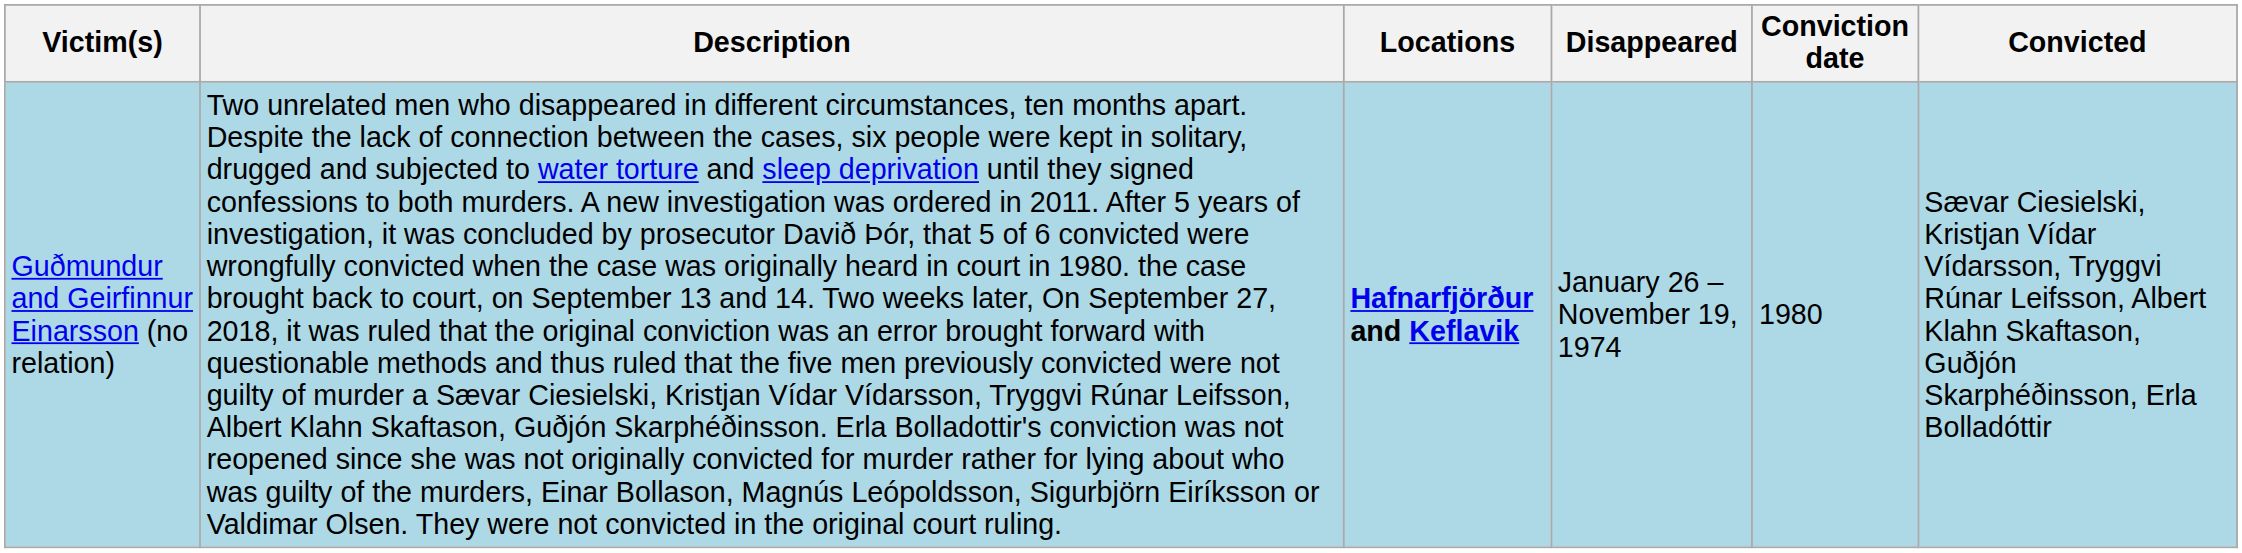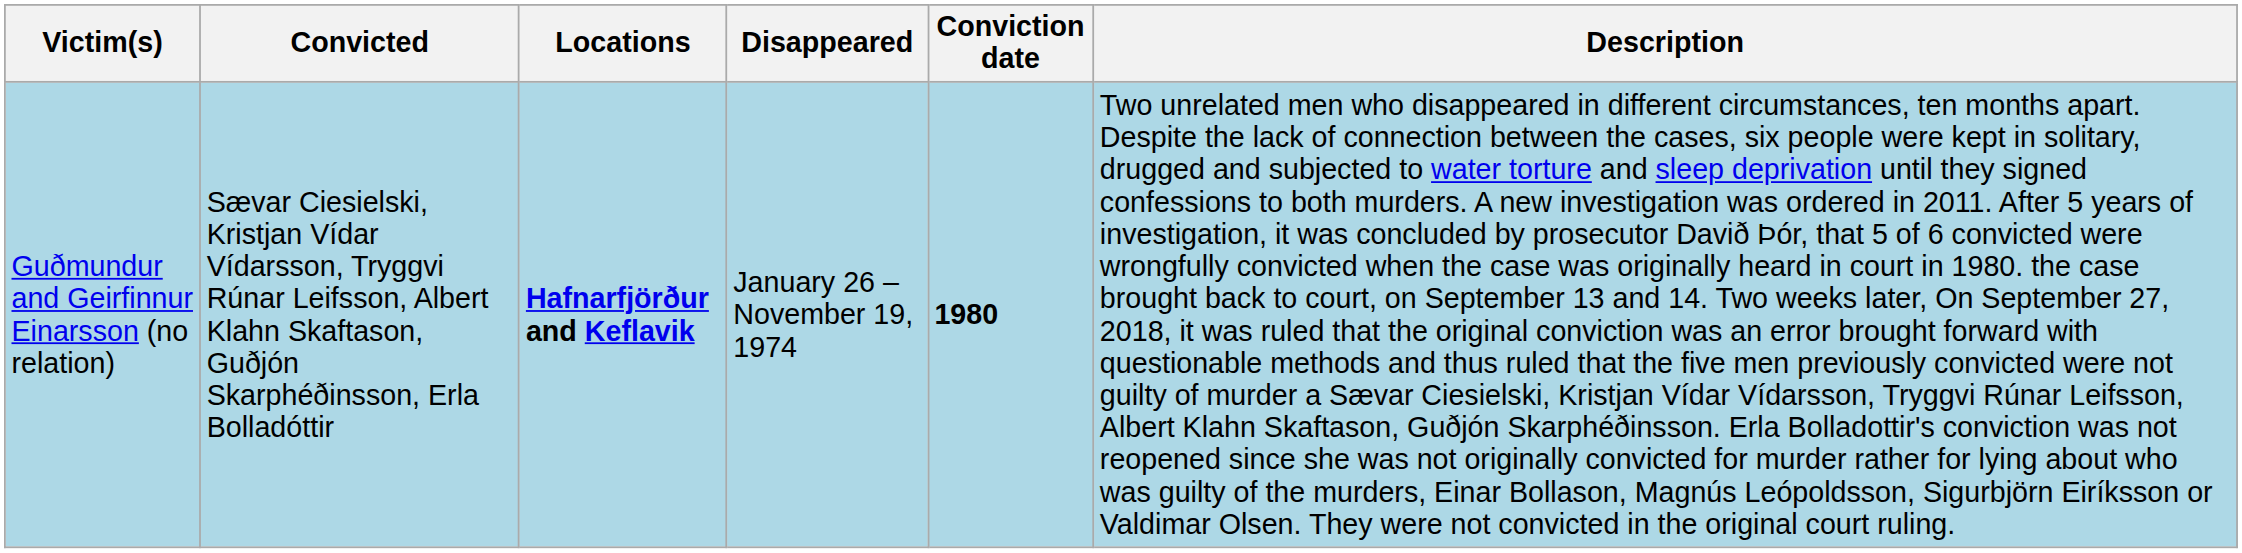columns swapped: (2077, 43) <-> (772, 43)
(1791, 314) normal -> (966, 314) bold
